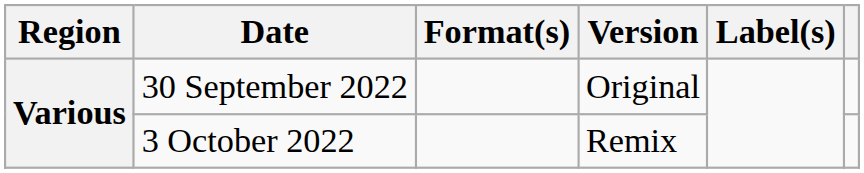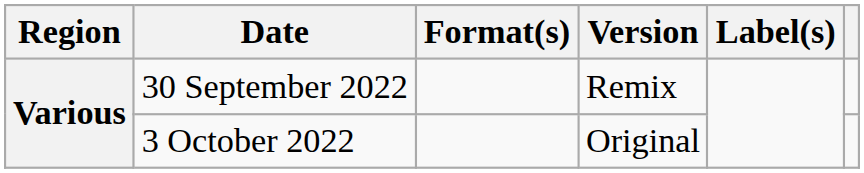(643, 85) Original -> (632, 85) Remix
(632, 140) Remix -> (643, 140) Original
